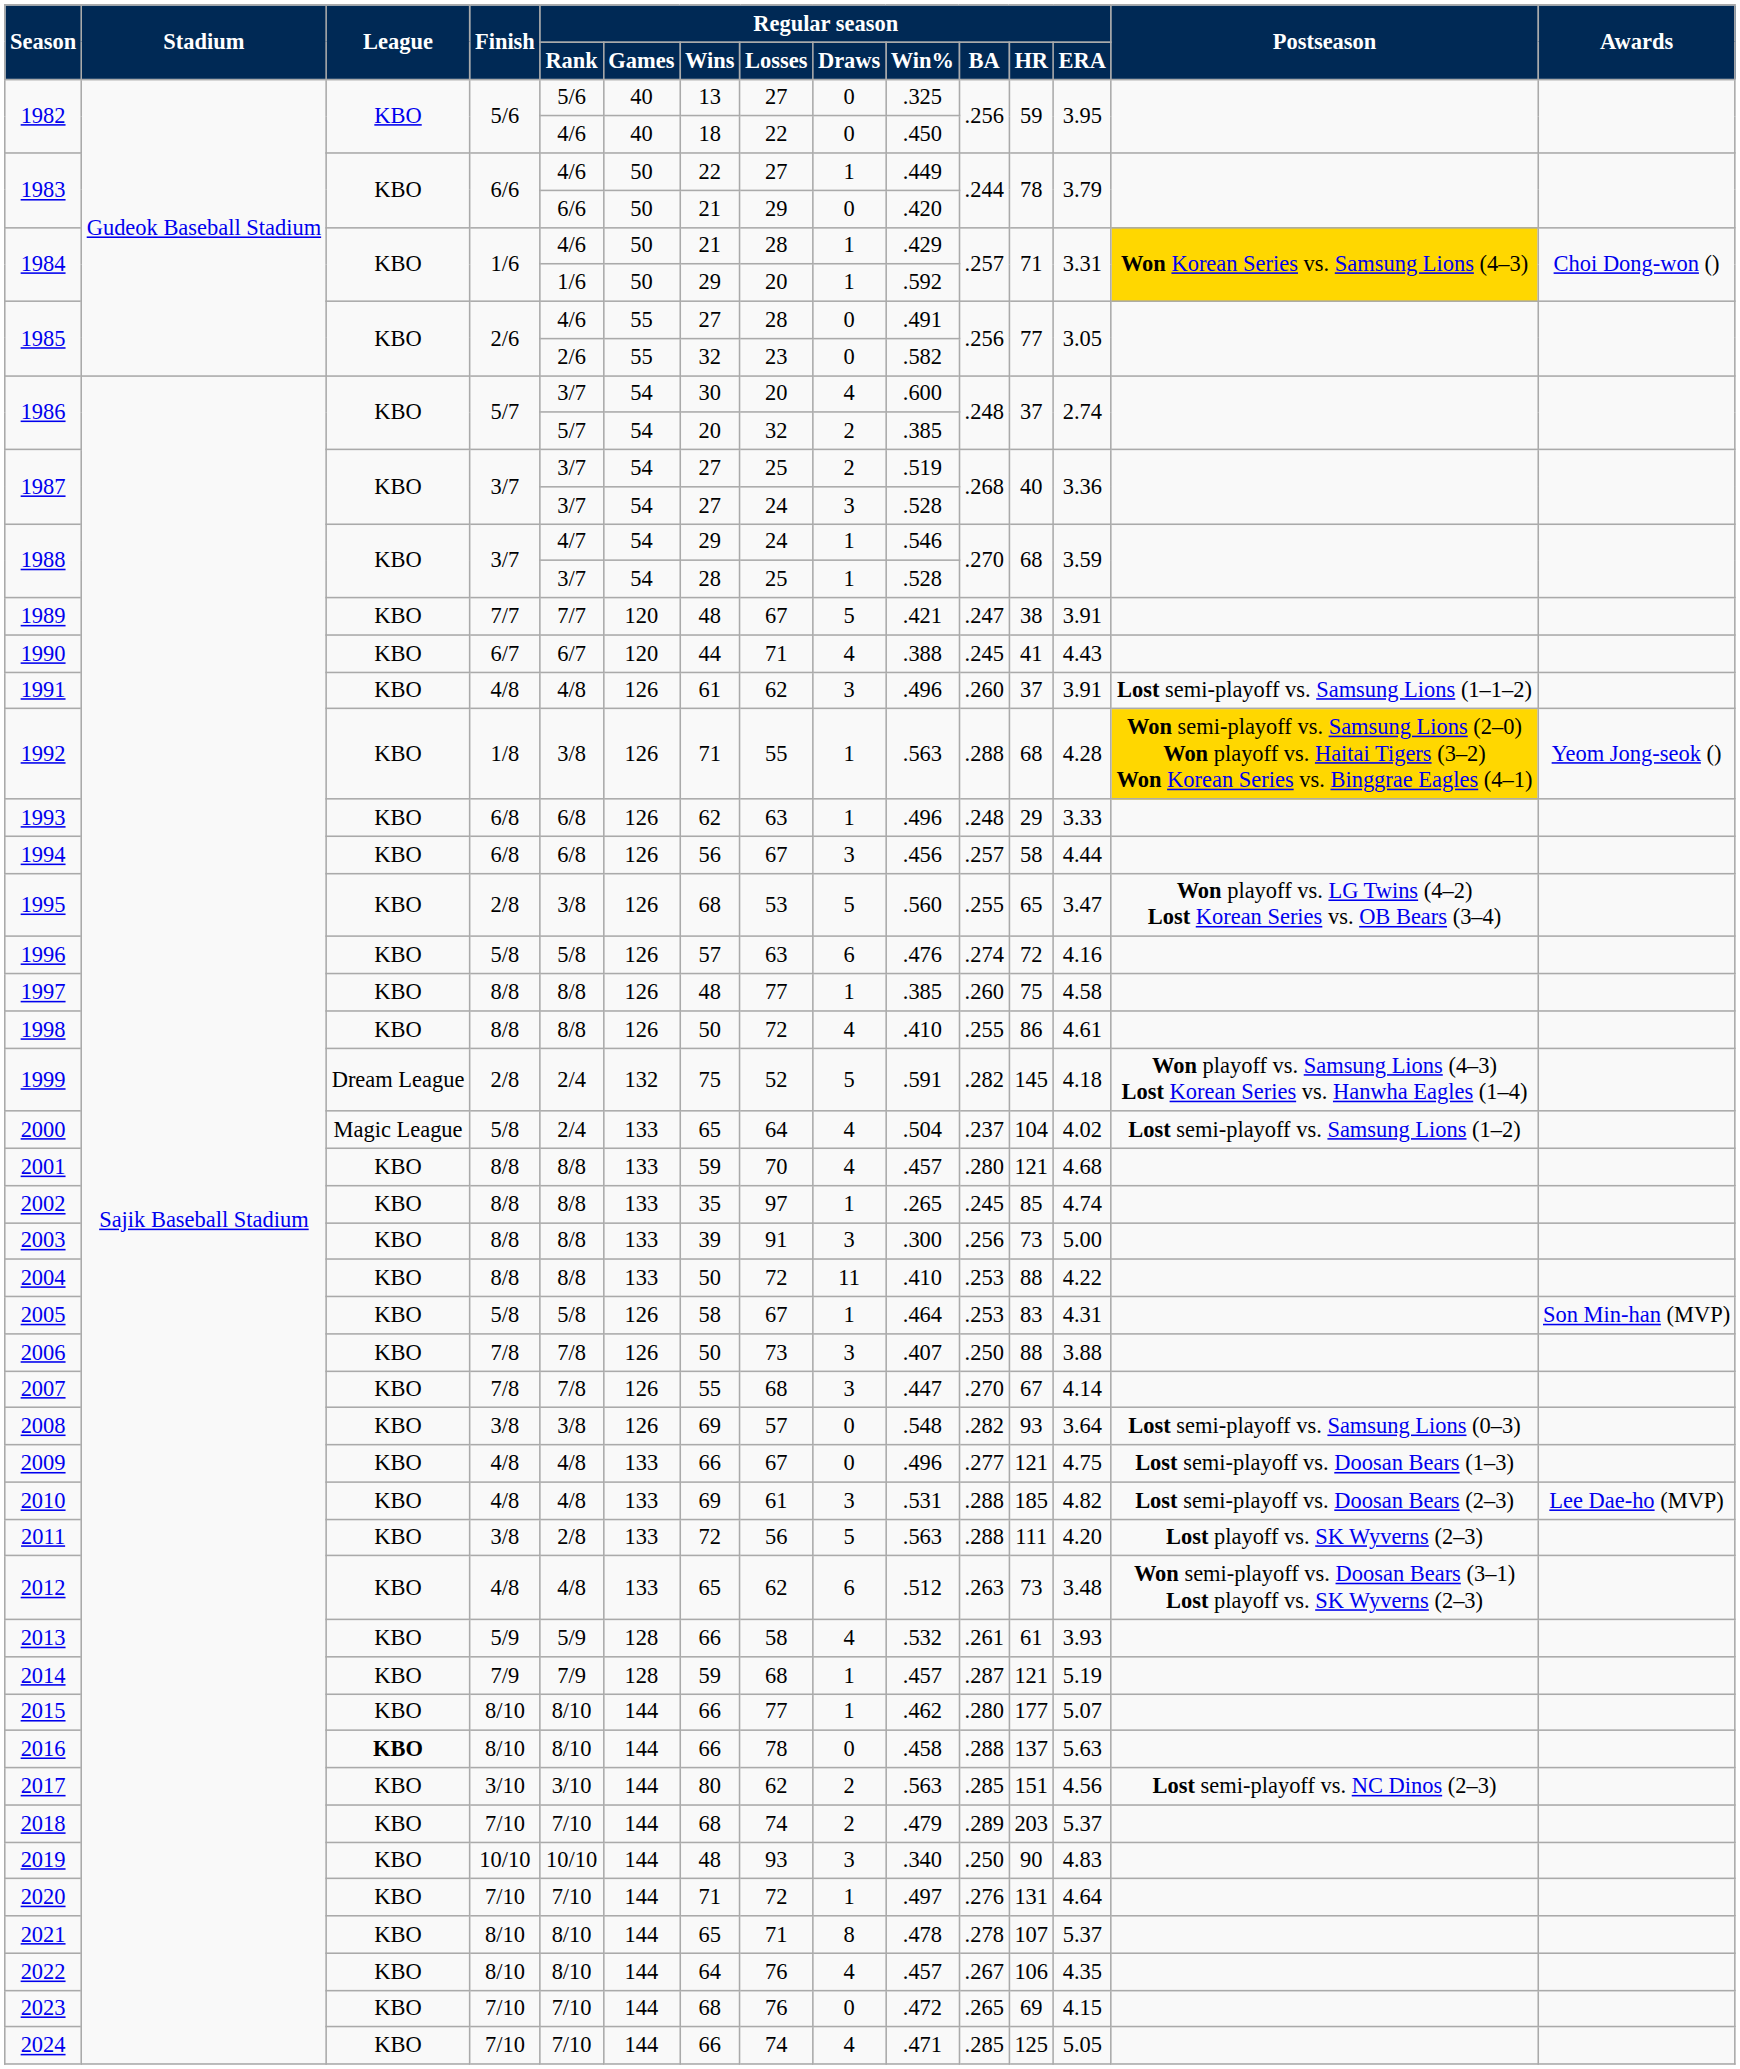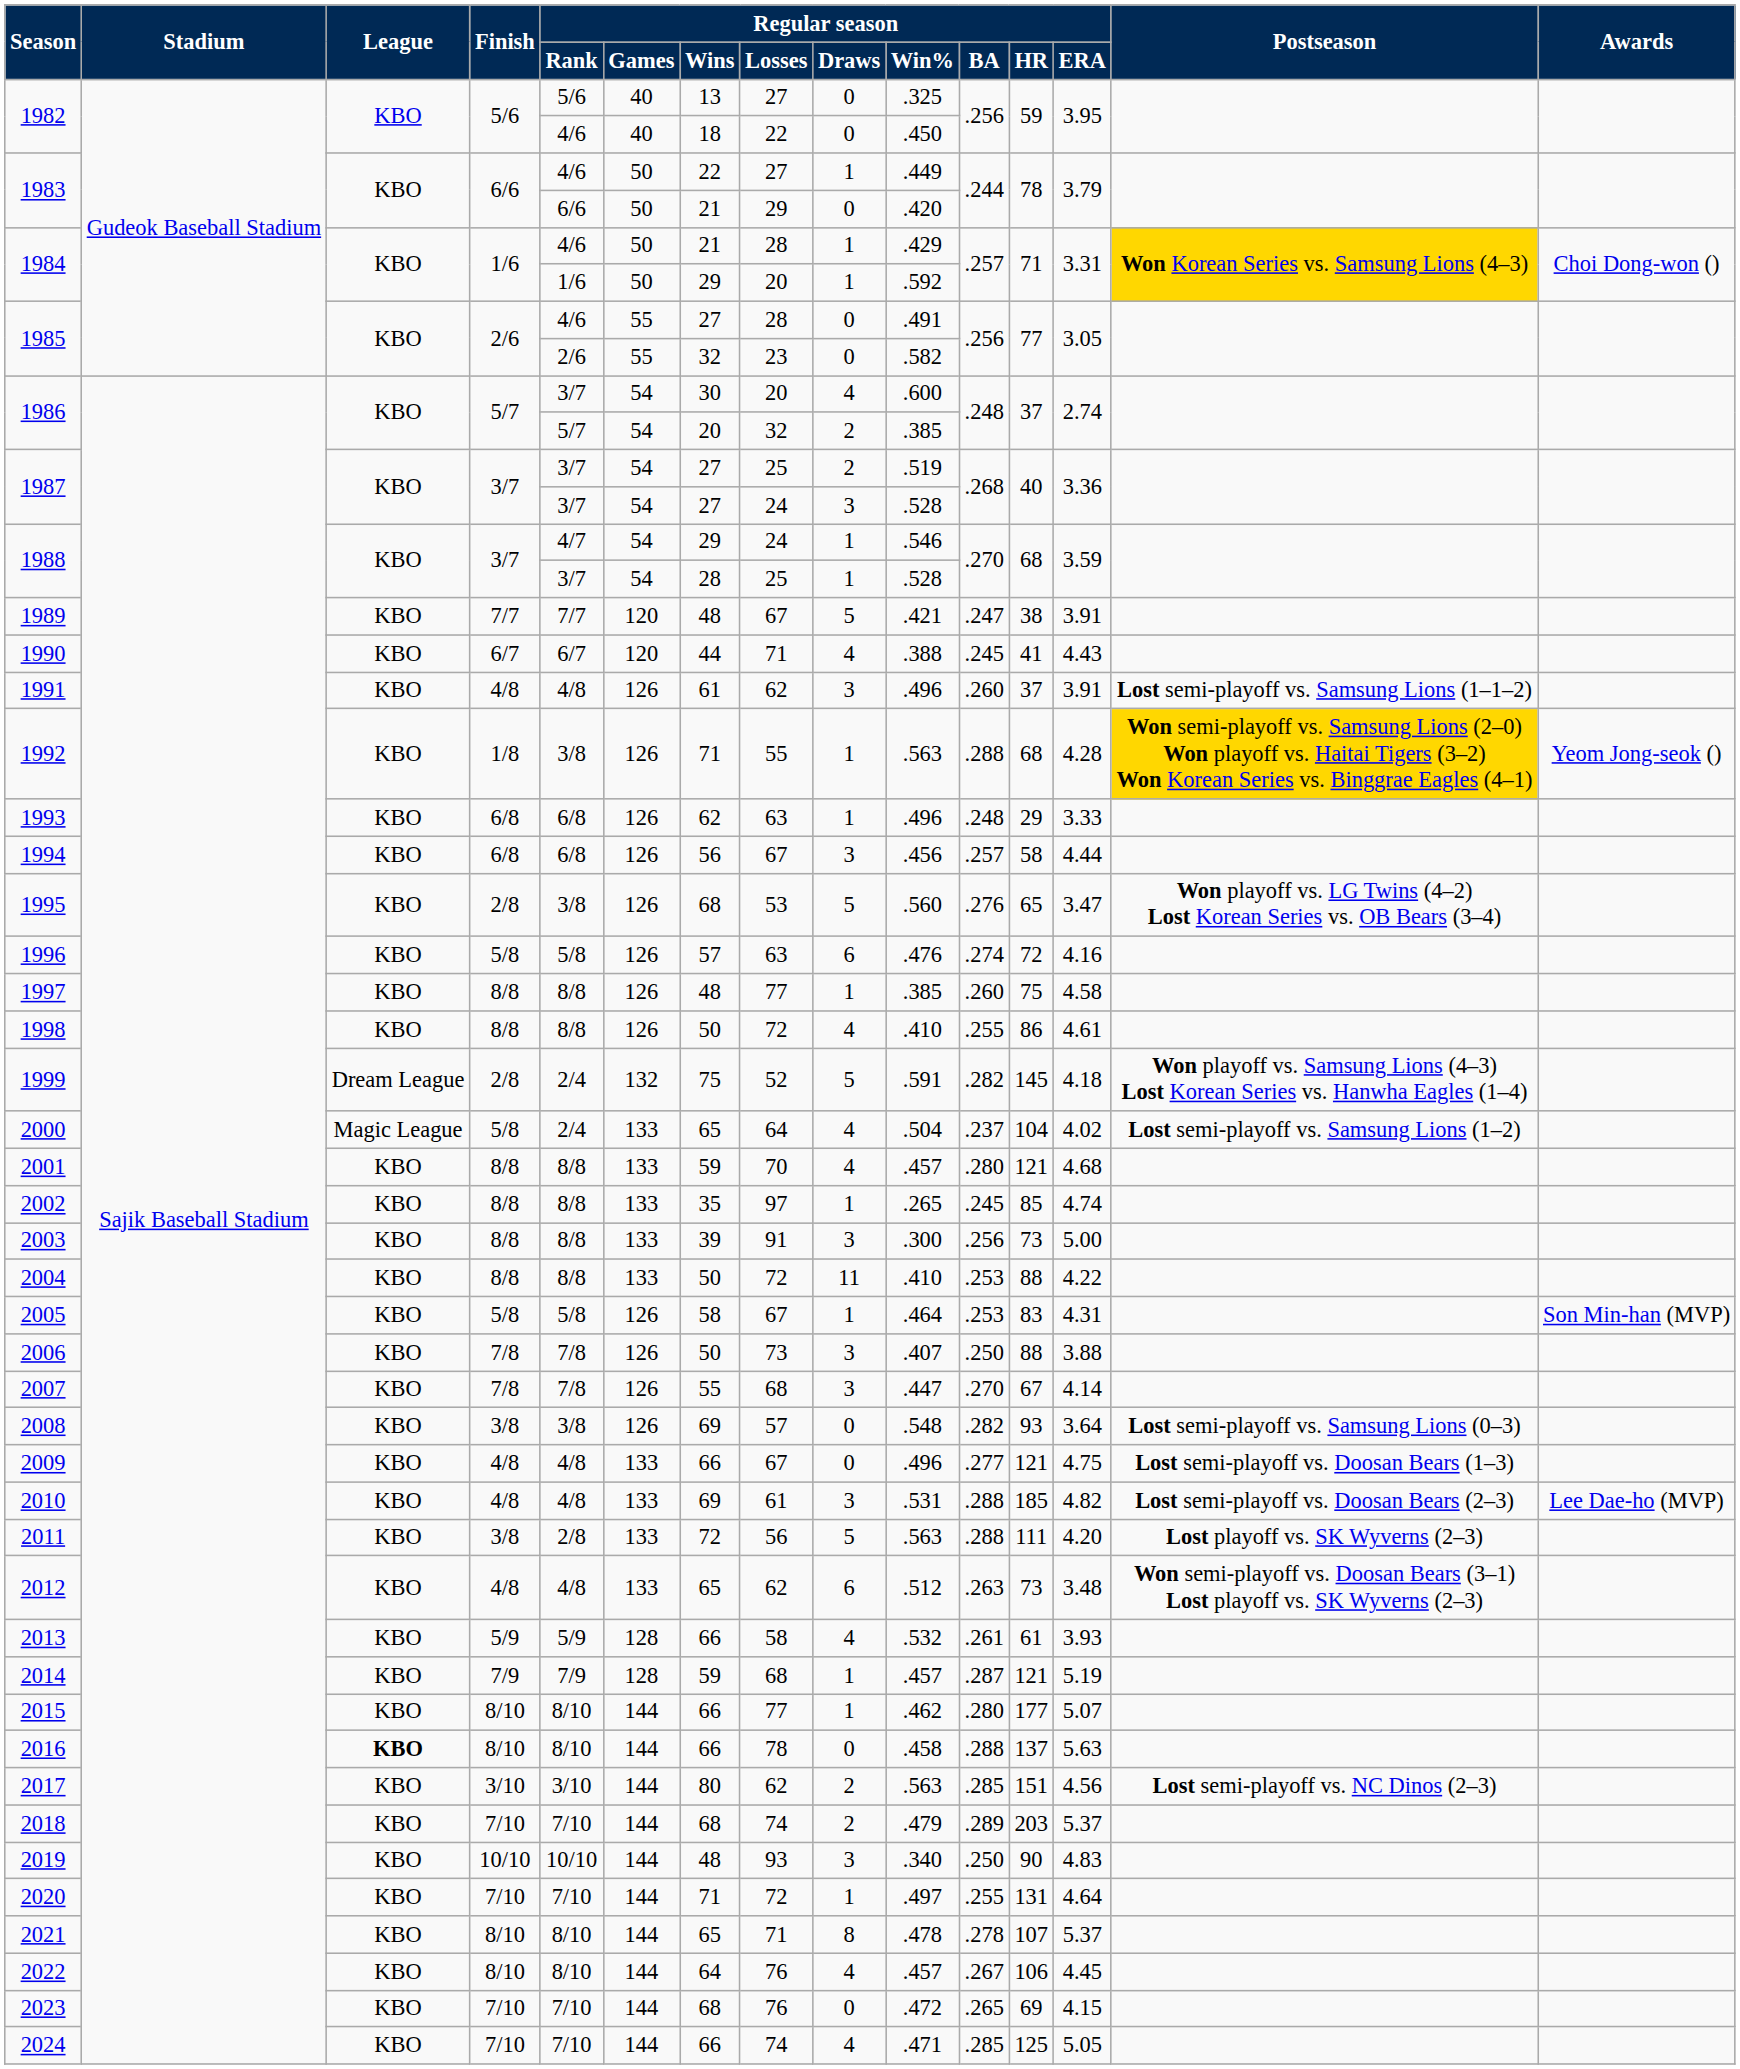(984, 904) .255 -> (984, 904) .276
(984, 1897) .276 -> (984, 1897) .255
(1082, 1971) 4.35 -> (1082, 1971) 4.45
